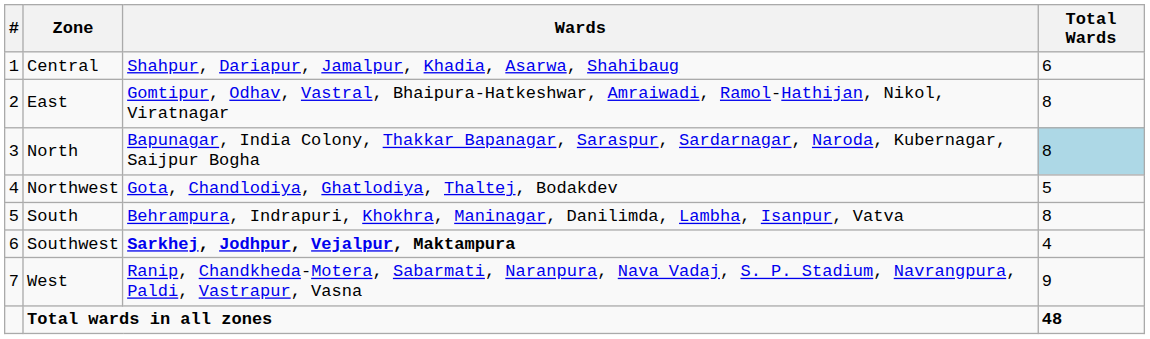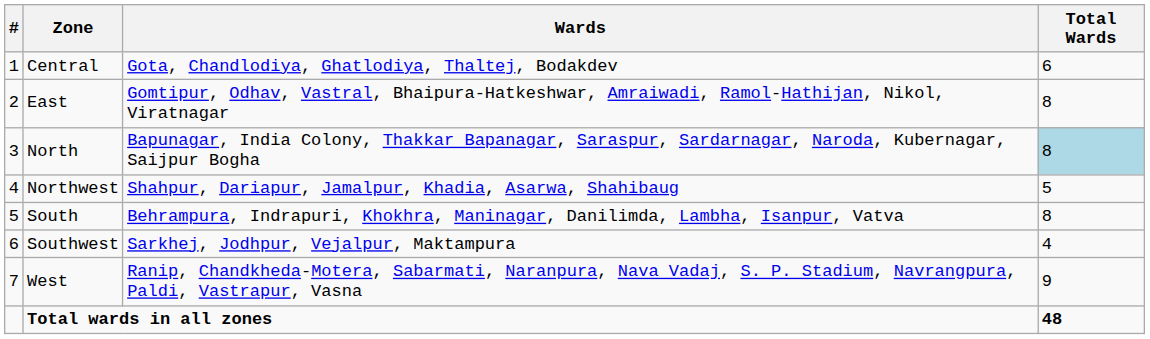(403, 66) Shahpur, Dariapur, Jamalpur, Khadia, Asarwa, Shahibaug -> (372, 66) Gota, Chandlodiya, Ghatlodiya, Thaltej, Bodakdev
(372, 189) Gota, Chandlodiya, Ghatlodiya, Thaltej, Bodakdev -> (403, 189) Shahpur, Dariapur, Jamalpur, Khadia, Asarwa, Shahibaug
(321, 244) bold -> (321, 244) normal
